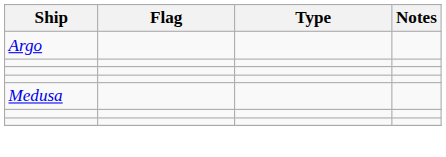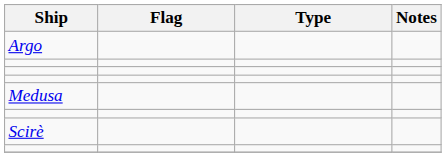+ row: (26, 131)
